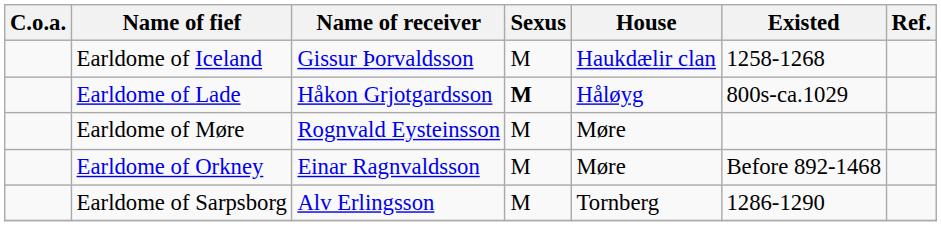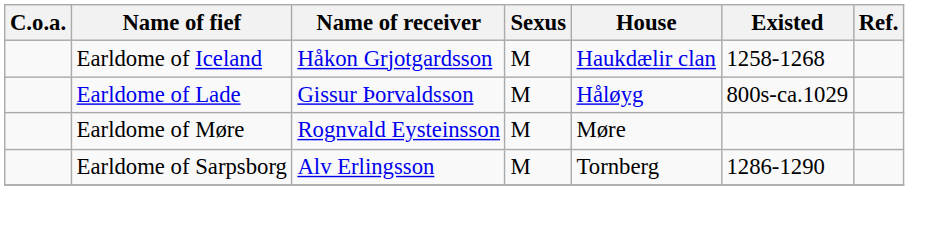(385, 58) Gissur Þorvaldsson -> (395, 58) Håkon Grjotgardsson
(395, 94) Håkon Grjotgardsson -> (385, 94) Gissur Þorvaldsson
(521, 94) bold -> (521, 94) normal
- row: (170, 166)
